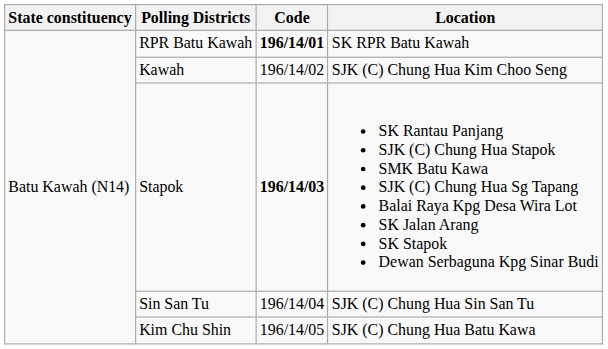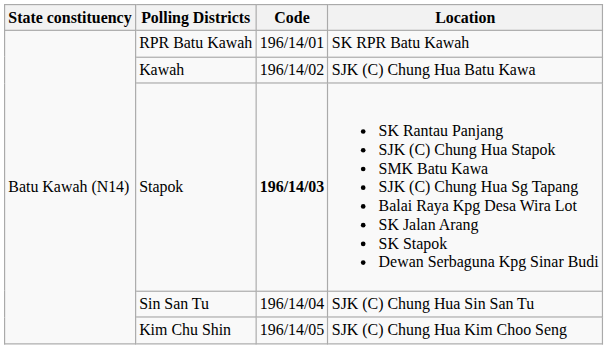(292, 43) bold -> (292, 43) normal
(449, 69) SJK (C) Chung Hua Kim Choo Seng -> (434, 69) SJK (C) Chung Hua Batu Kawa
(434, 330) SJK (C) Chung Hua Batu Kawa -> (449, 330) SJK (C) Chung Hua Kim Choo Seng
